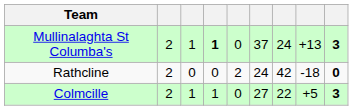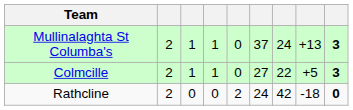(215, 44) bold -> (215, 44) normal
rows swapped: (81, 94) <-> (81, 72)
